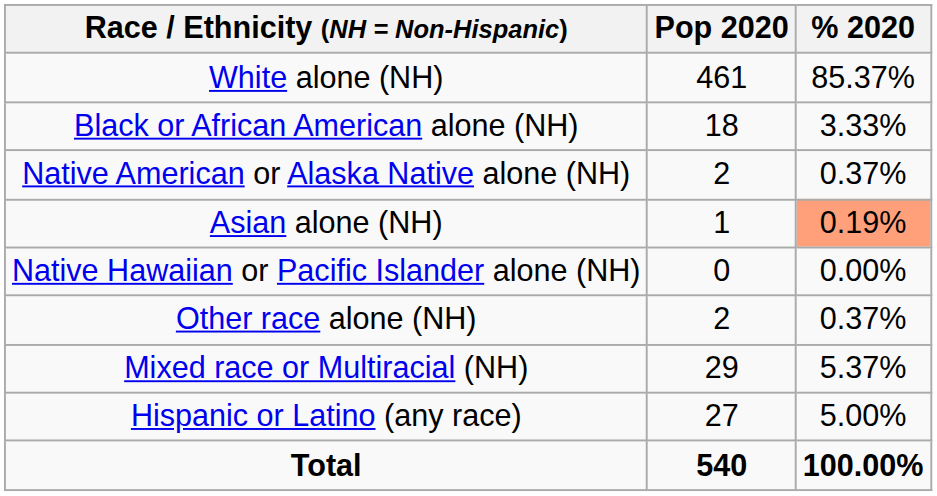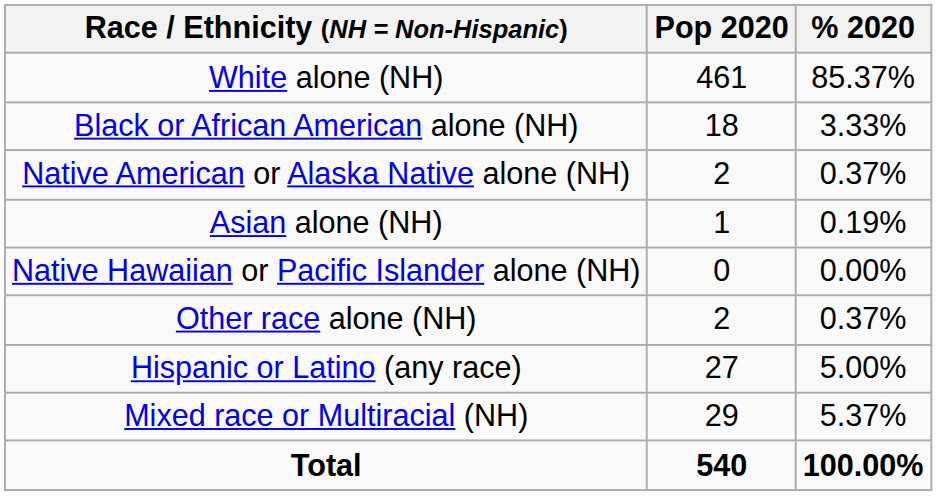(863, 222) lightsalmon background -> (863, 222) no background
rows swapped: (326, 367) <-> (326, 416)
